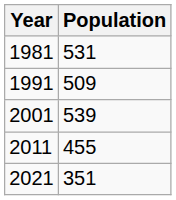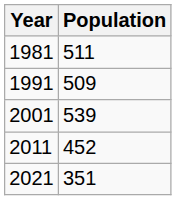(80, 52) 531 -> (79, 52) 511
(80, 147) 455 -> (80, 147) 452
